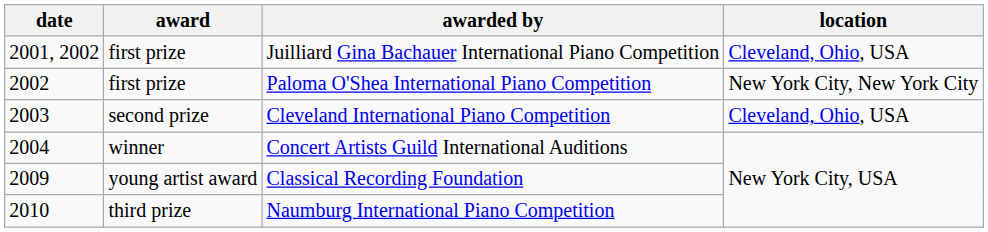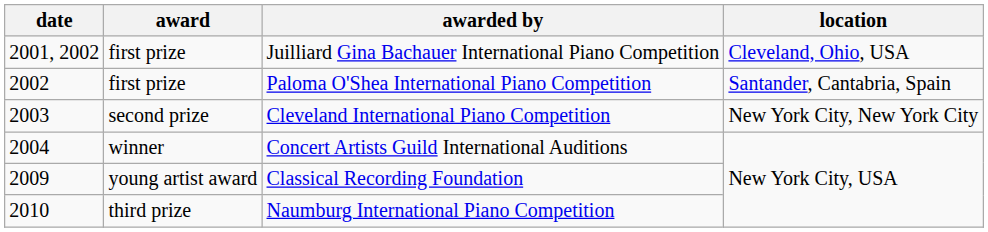(853, 83) New York City, New York City -> (840, 83) Santander, Cantabria, Spain
(819, 115) Cleveland, Ohio, USA -> (853, 115) New York City, New York City
